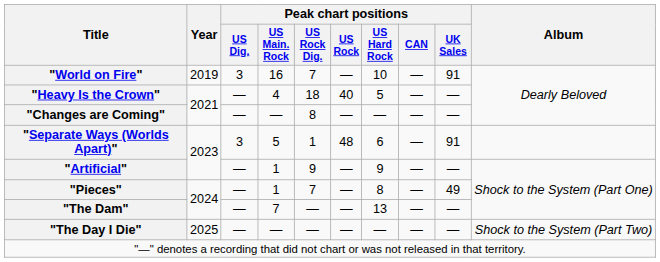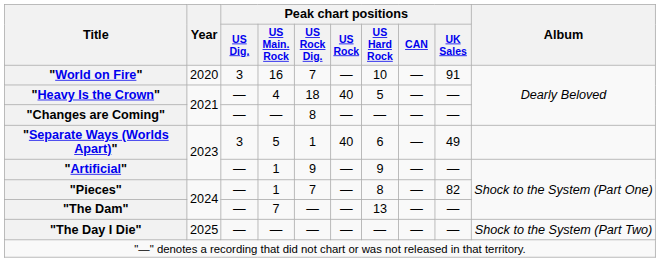(204, 75) 2019 -> (204, 75) 2020
(346, 142) 48 -> (346, 142) 40
(453, 142) 91 -> (453, 142) 49
(453, 189) 49 -> (453, 189) 82
